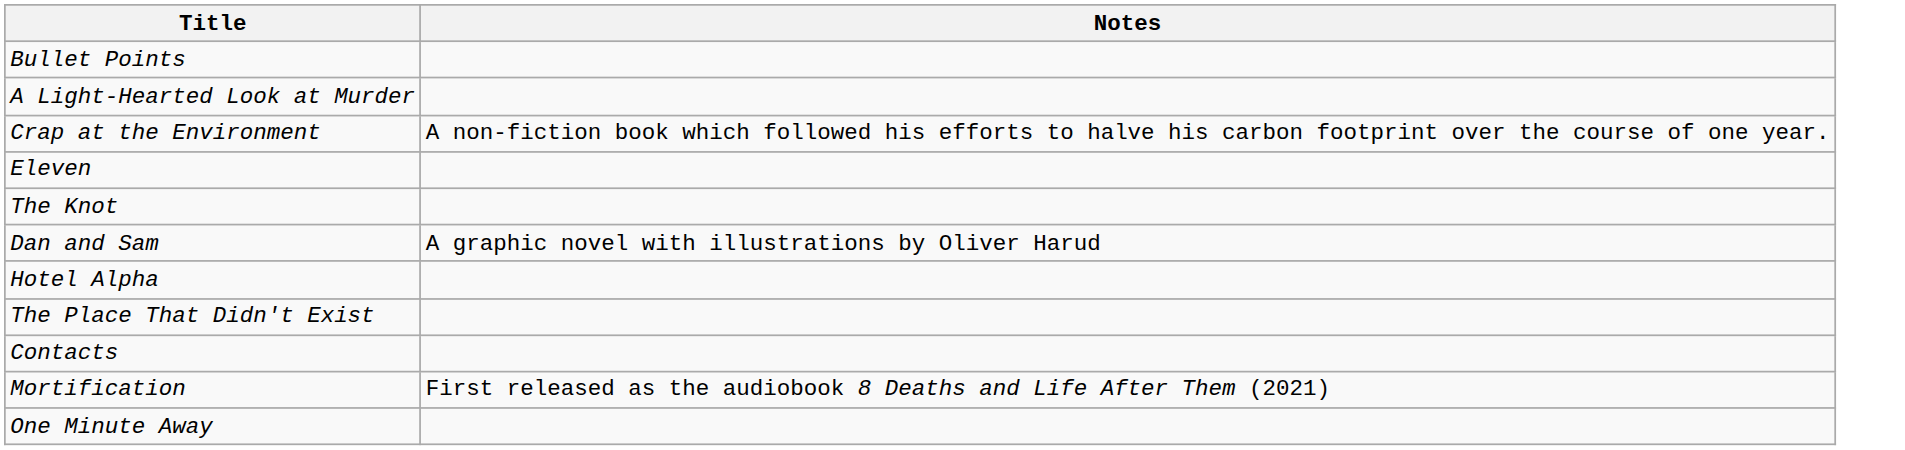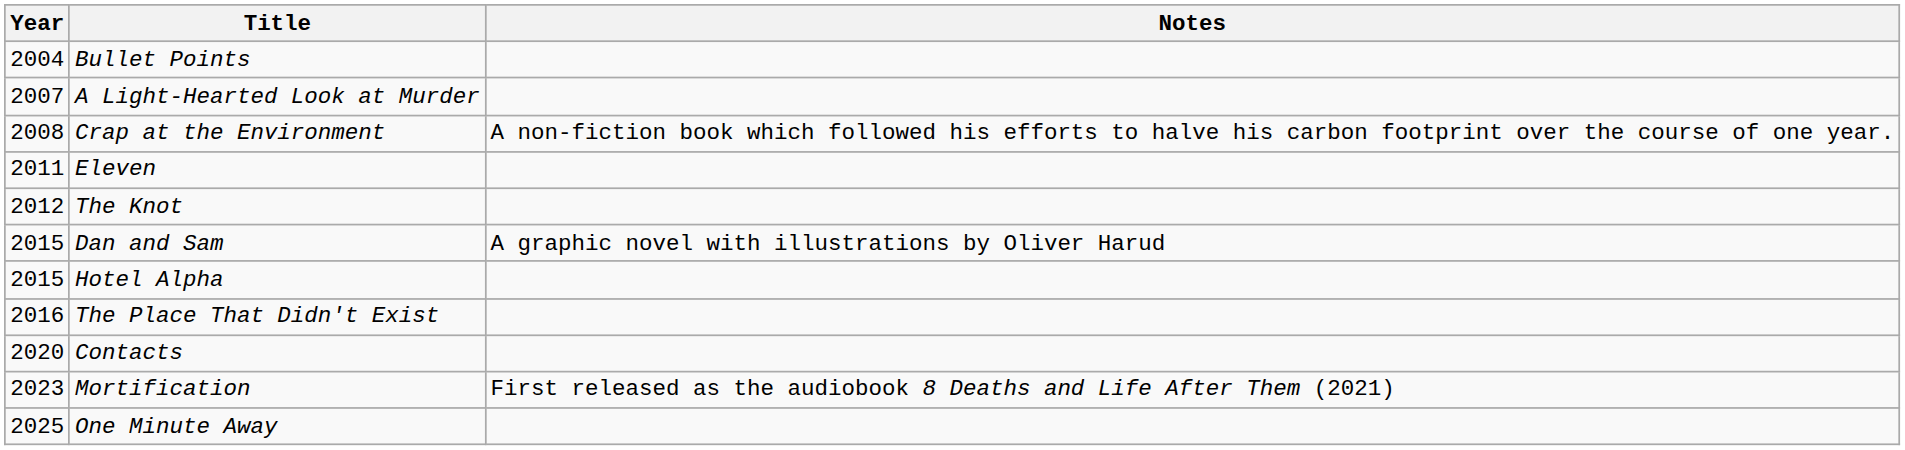+ column: (37, 23)
